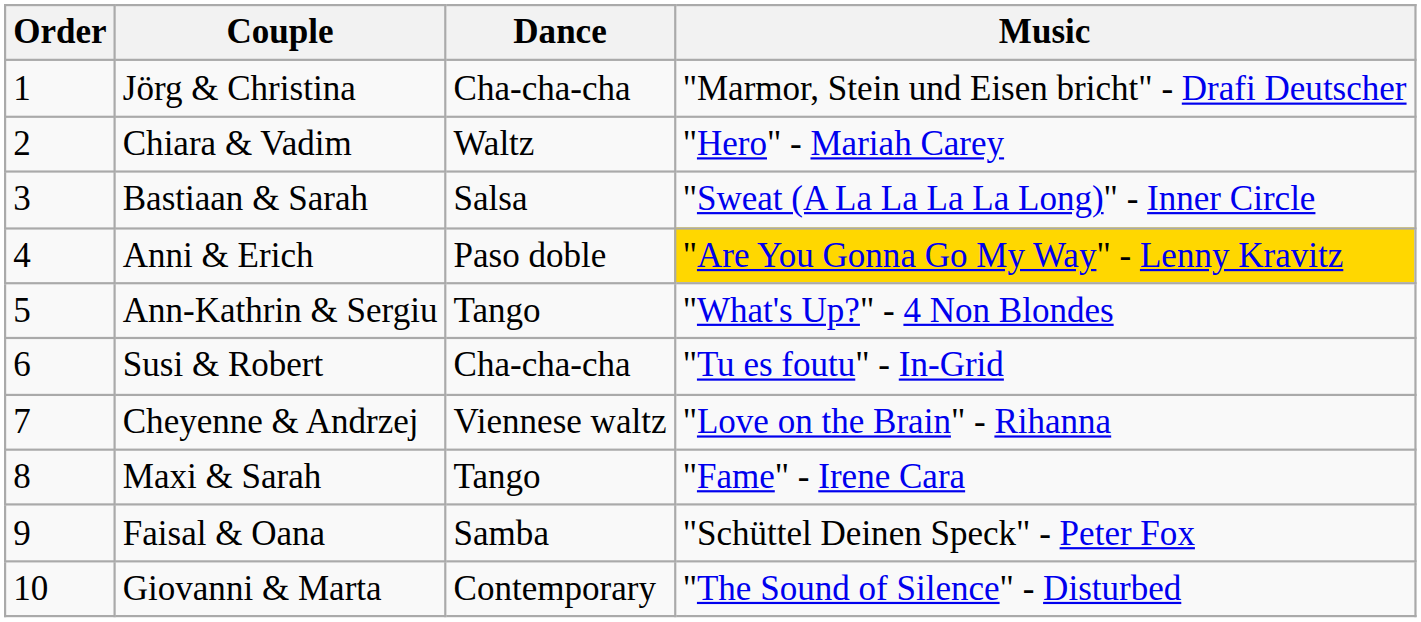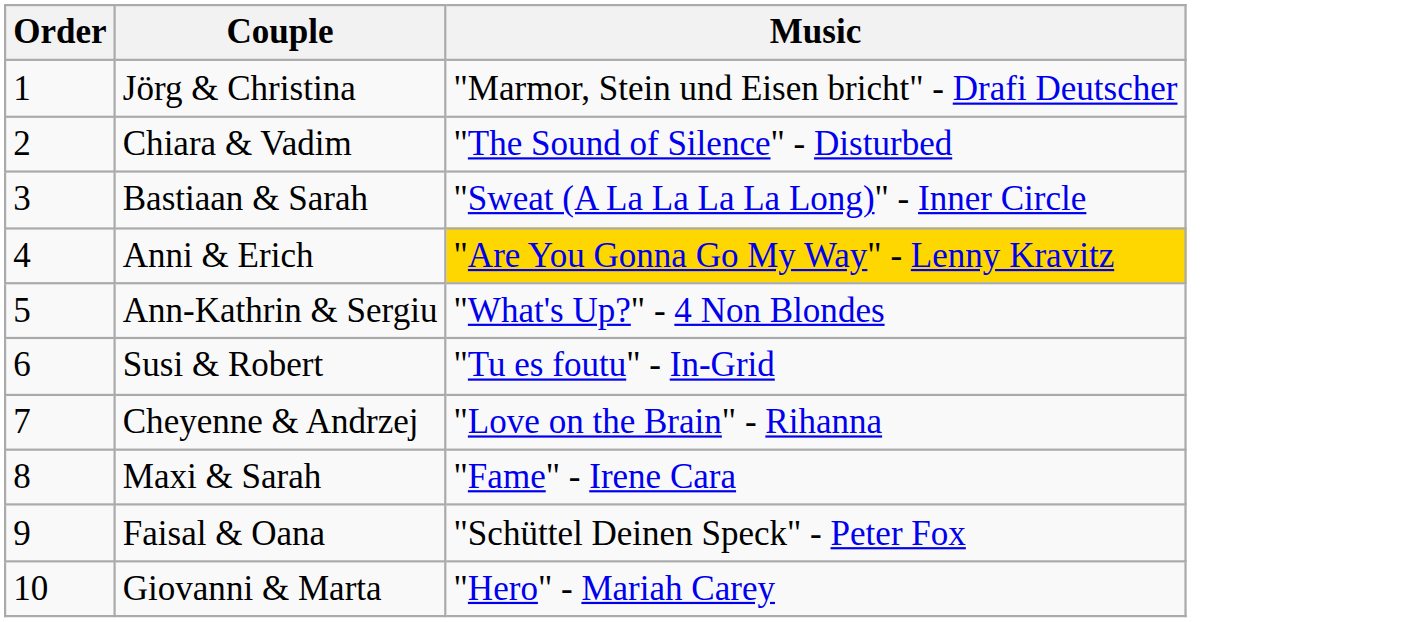- column: (560, 32)
(843, 143) "Hero" - Mariah Carey -> (703, 143) "The Sound of Silence" - Disturbed
(932, 587) "The Sound of Silence" - Disturbed -> (614, 587) "Hero" - Mariah Carey
